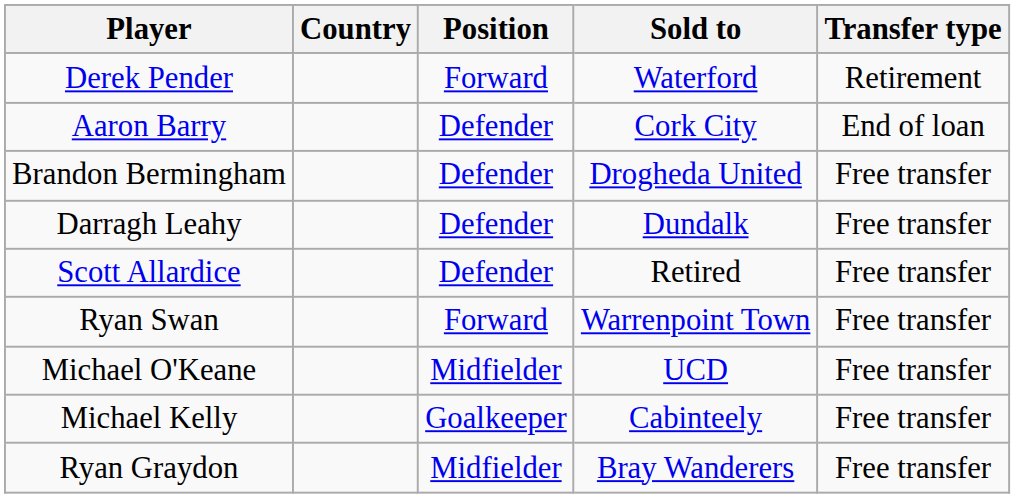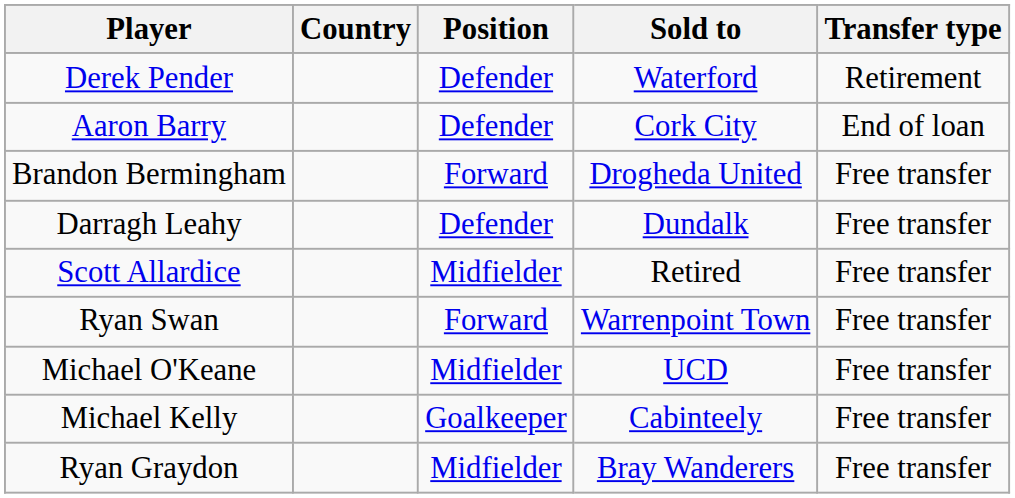(496, 77) Forward -> (496, 77) Defender
(496, 175) Defender -> (496, 175) Forward
(496, 272) Defender -> (496, 272) Midfielder
